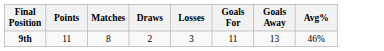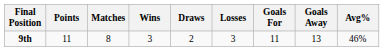+ column: (150, 18)
